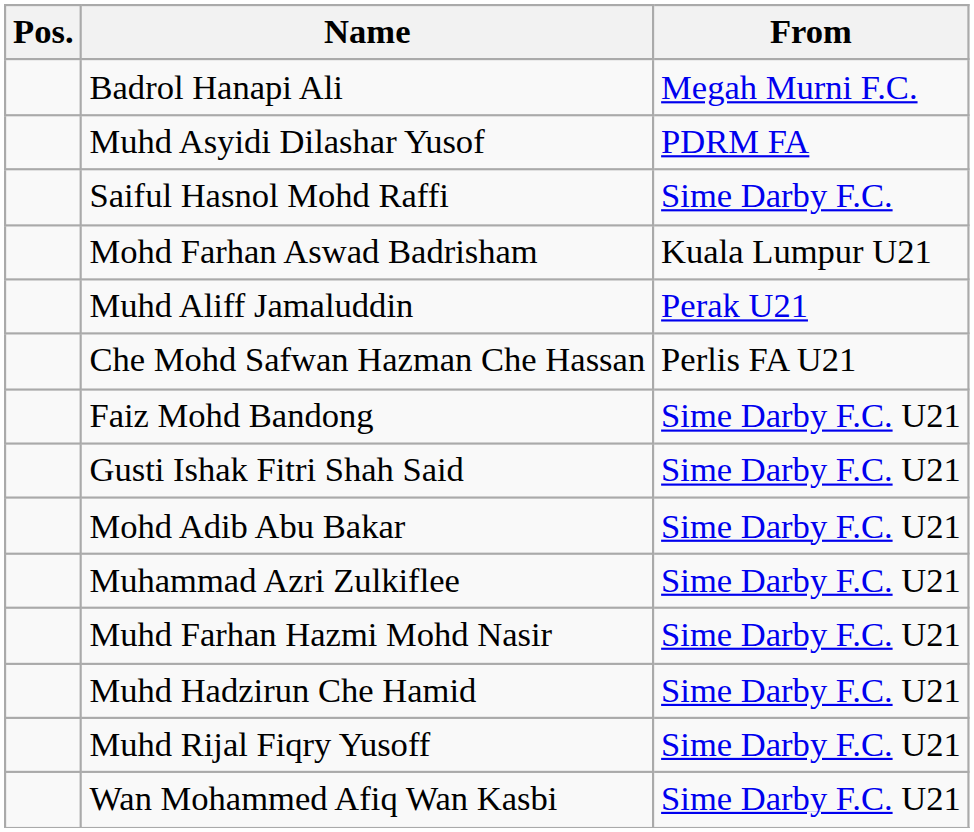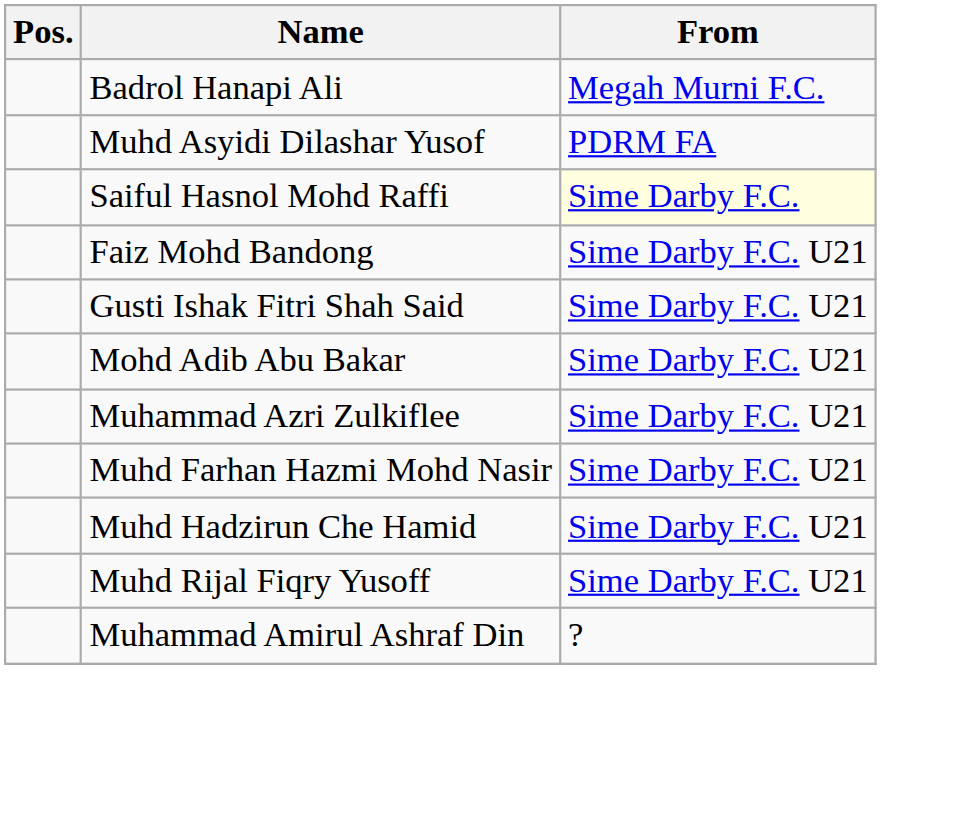(777, 196) no background -> (684, 196) lightyellow background
- row: (314, 251)
- row: (251, 305)
- row: (367, 360)
- row: (323, 799)
+ row: (307, 634)
